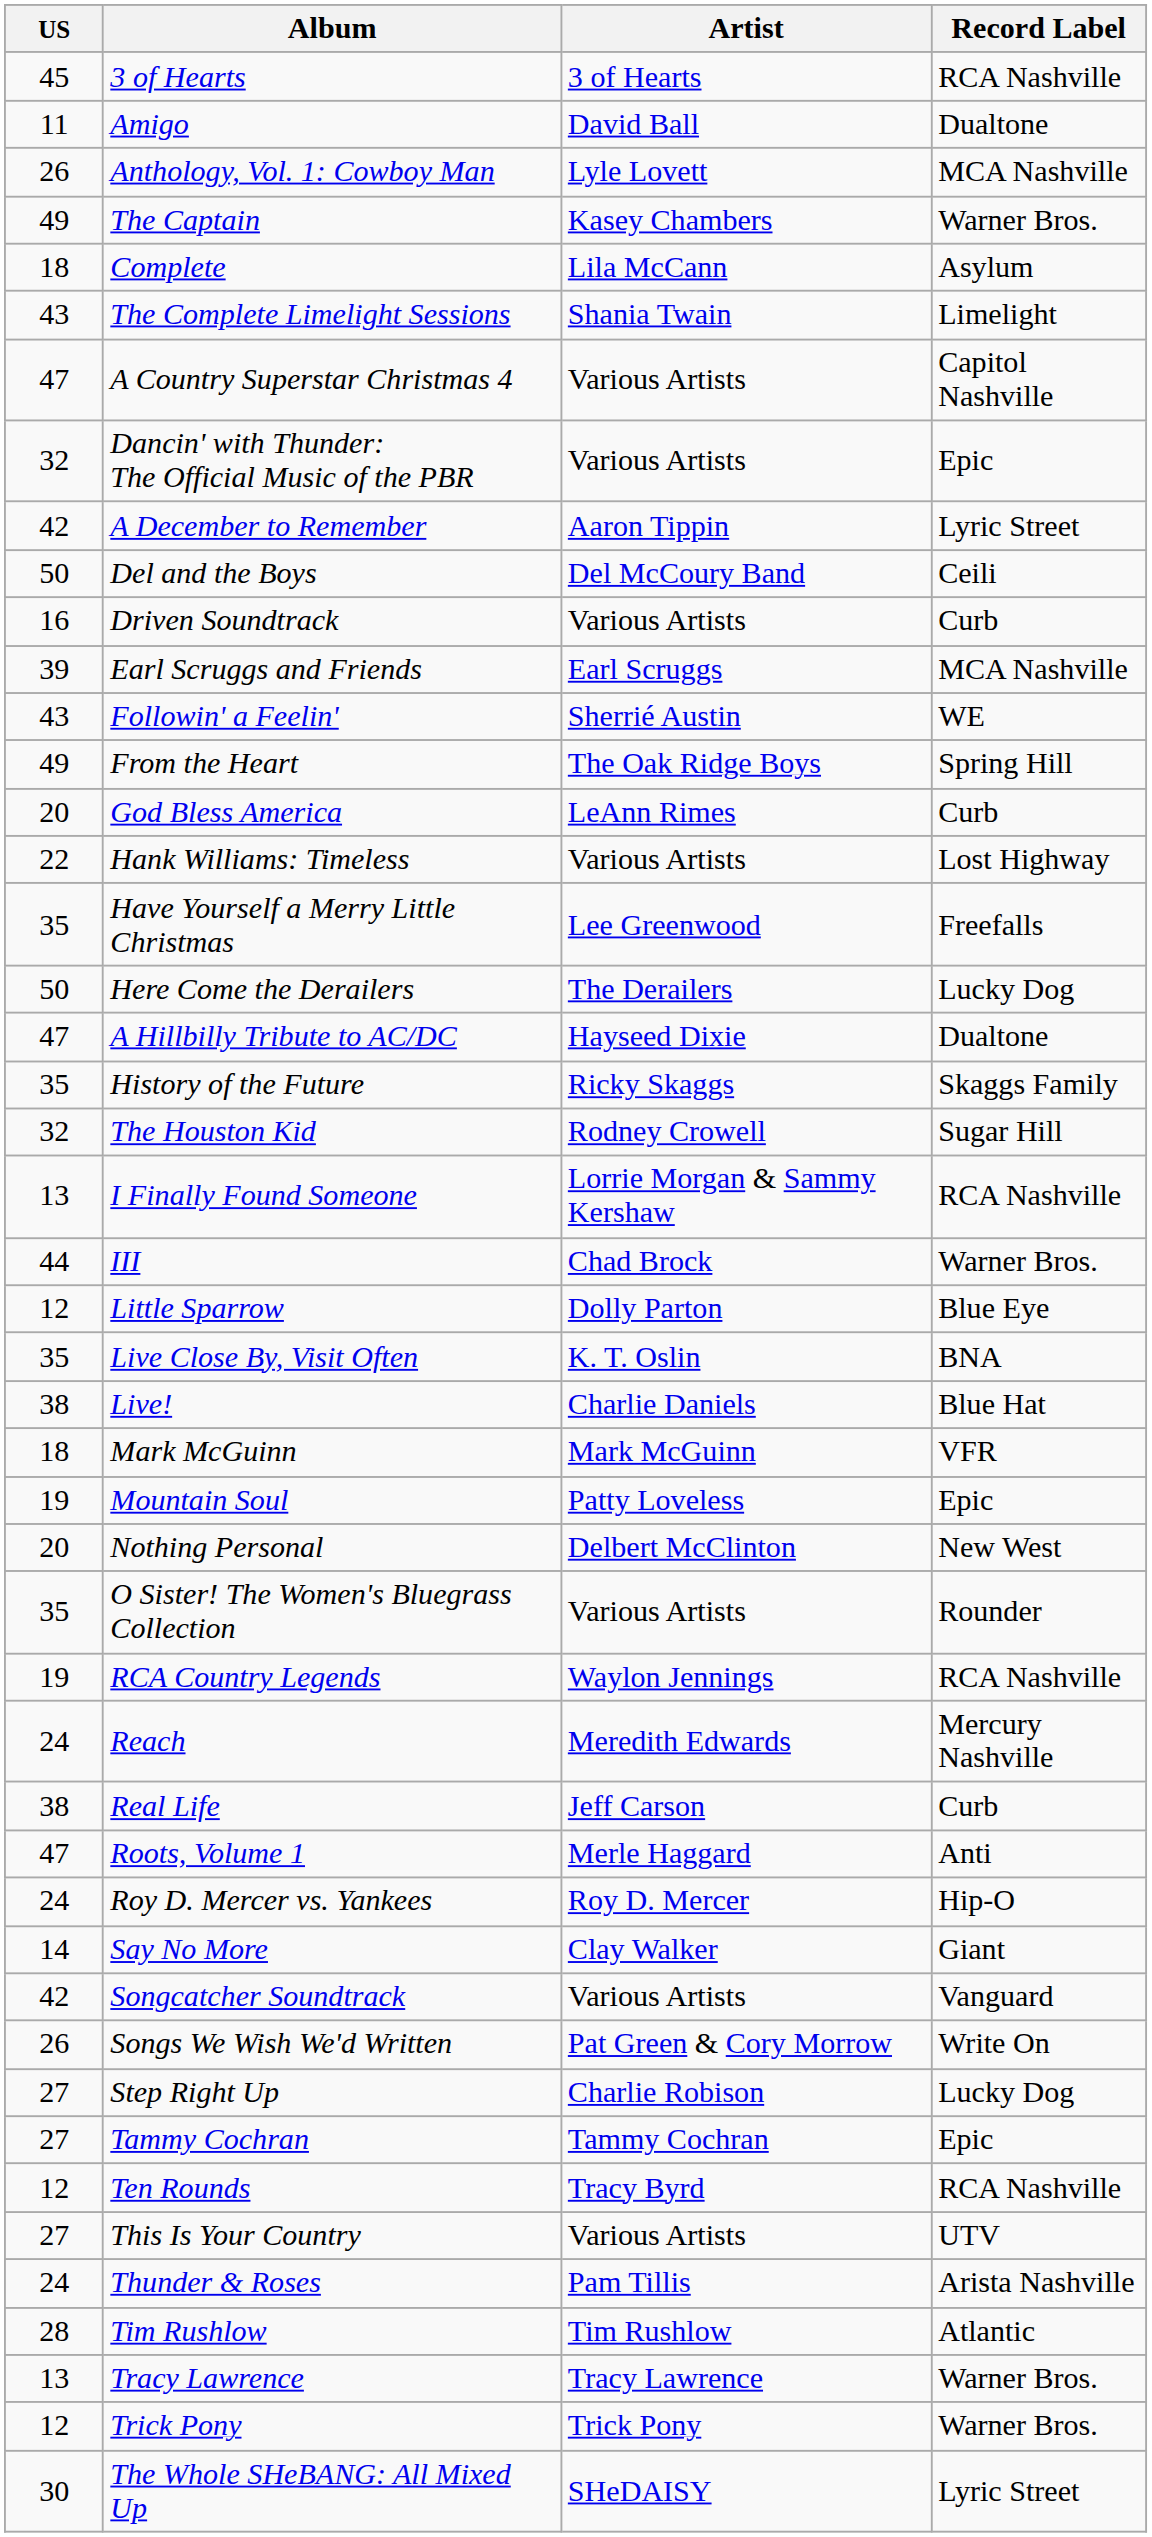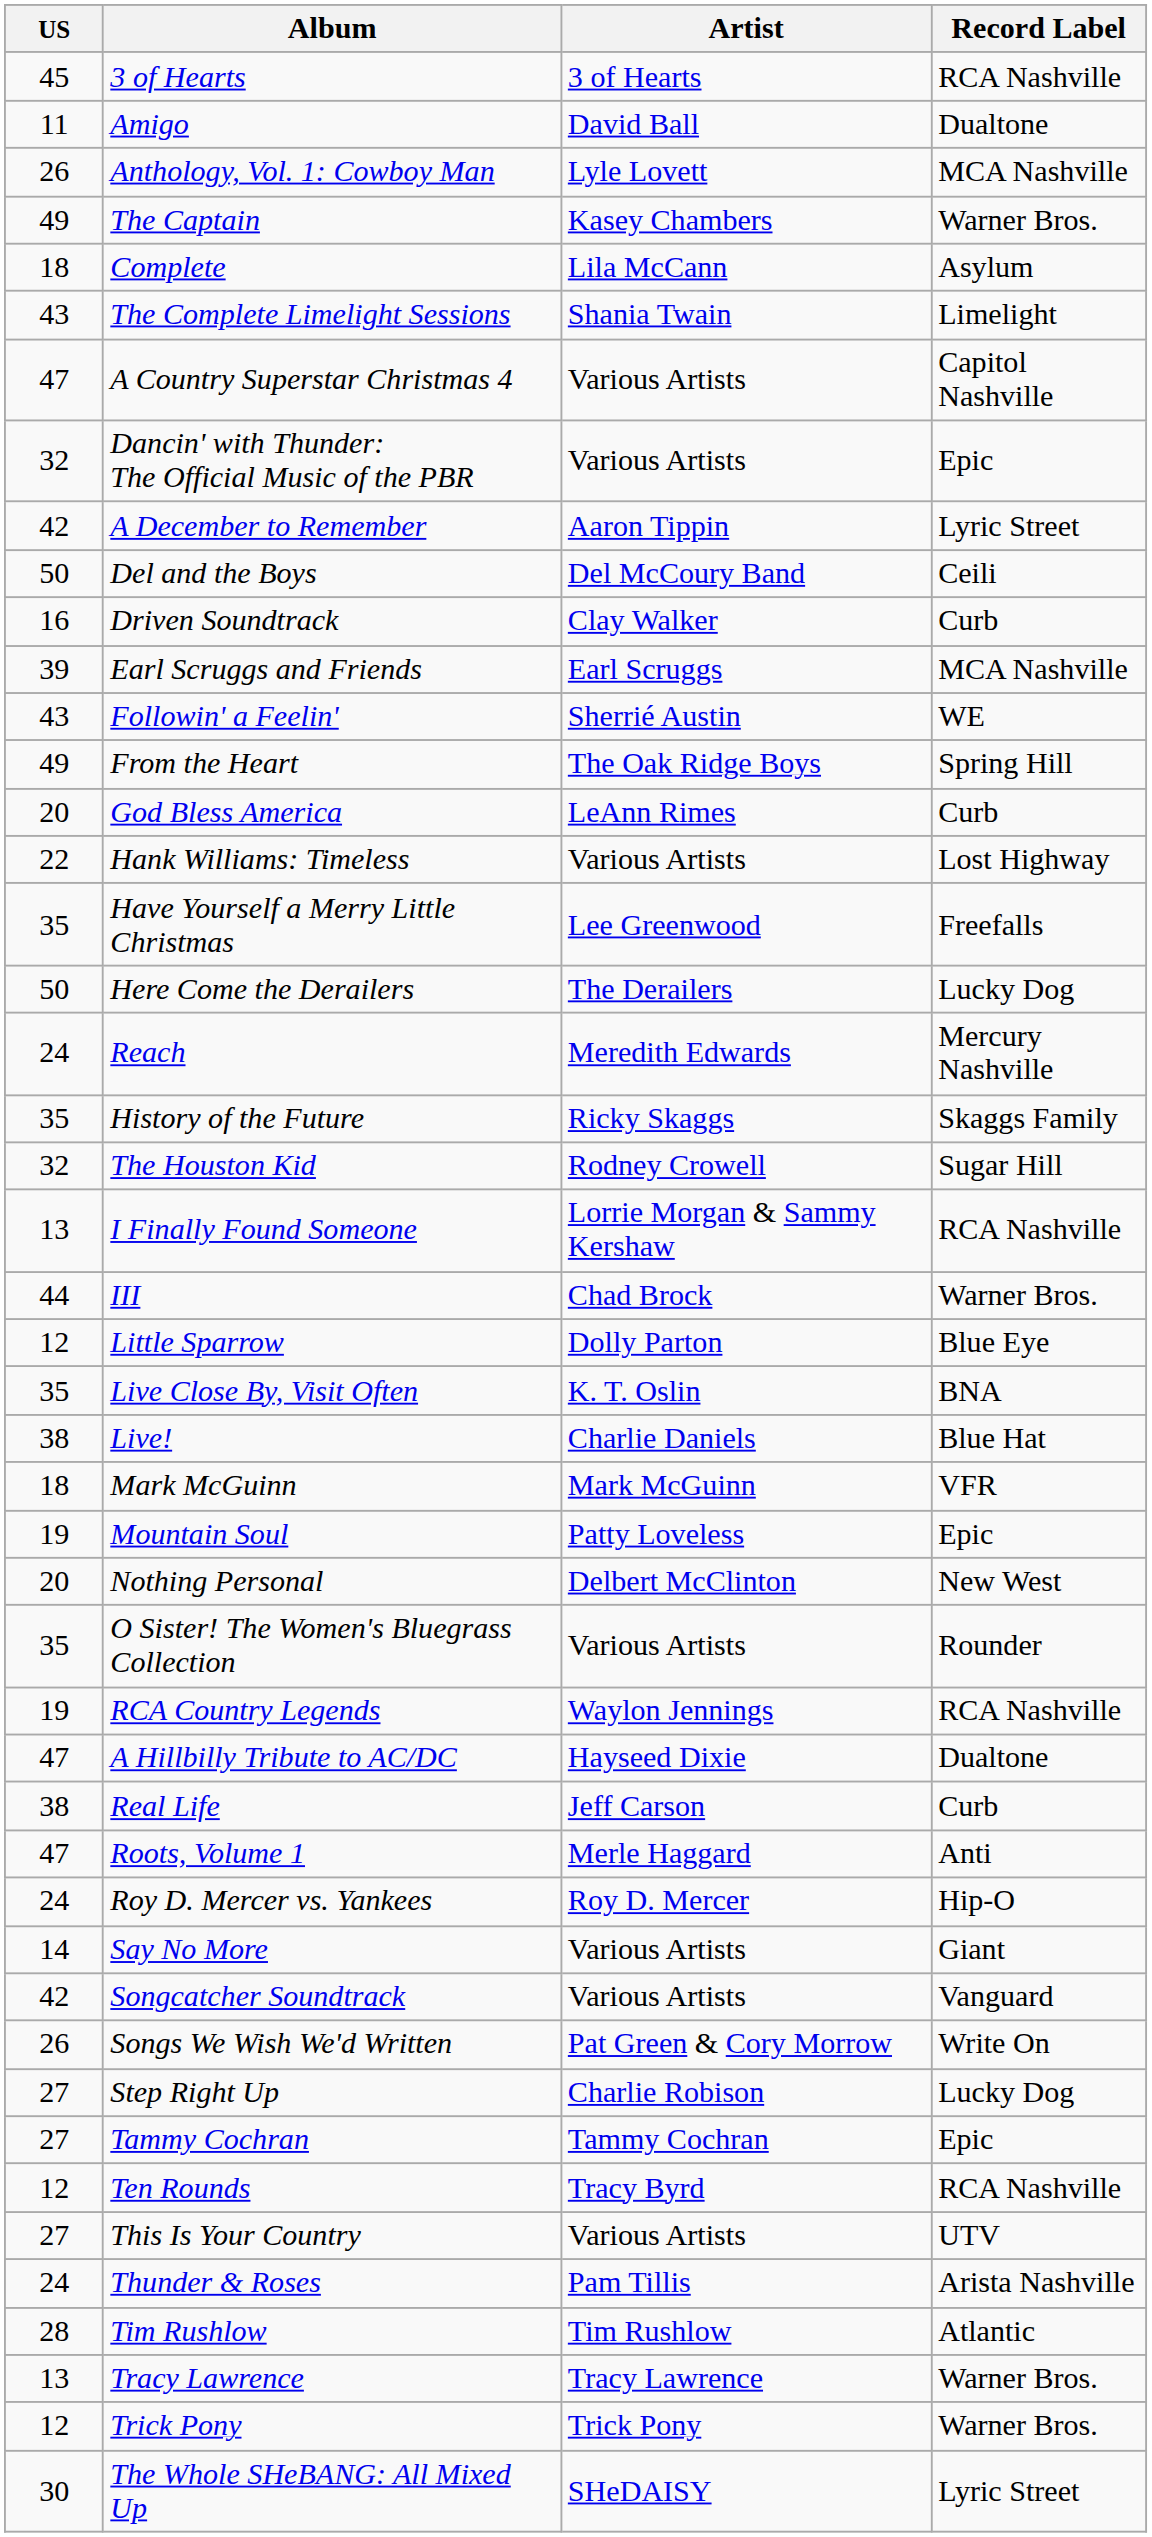(657, 620) Various Artists -> (643, 620) Clay Walker
rows swapped: (284, 1036) <-> (148, 1741)
(643, 1948) Clay Walker -> (657, 1948) Various Artists
